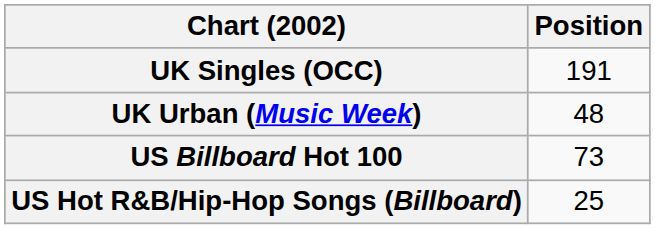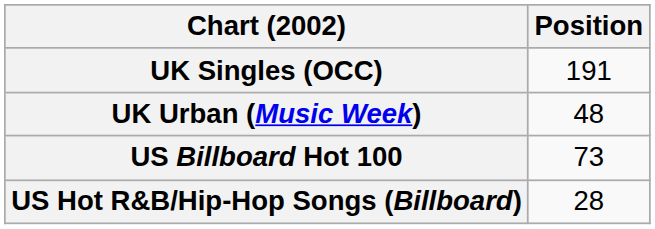(589, 200) 25 -> (589, 200) 28
